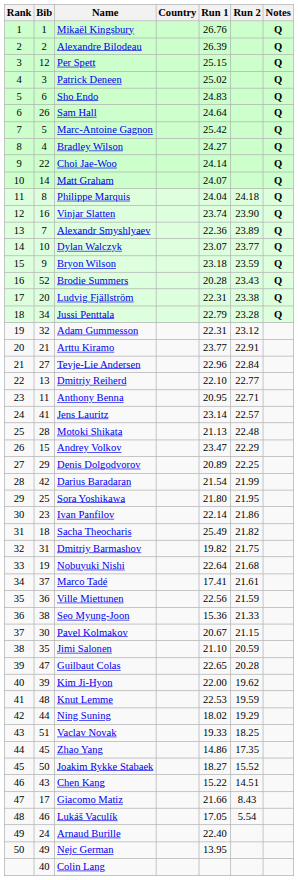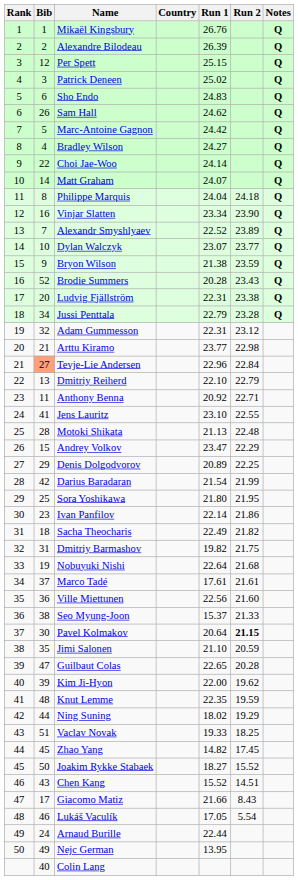(215, 113) 24.64 -> (215, 113) 24.62
(215, 130) 25.42 -> (215, 130) 24.42
(215, 213) 23.74 -> (215, 213) 23.34
(215, 230) 22.36 -> (215, 230) 22.52
(215, 264) 23.18 -> (215, 264) 21.38
(247, 347) 22.91 -> (247, 347) 22.98
(44, 364) no background -> (44, 364) lightsalmon background
(247, 381) 22.77 -> (247, 381) 22.79
(215, 398) 20.95 -> (215, 398) 20.92
(215, 414) 23.14 -> (215, 414) 23.10
(247, 414) 22.57 -> (247, 414) 22.55
(215, 532) 25.49 -> (215, 532) 22.49
(215, 582) 17.41 -> (215, 582) 17.61
(247, 599) 21.59 -> (247, 599) 21.60
(215, 615) 15.36 -> (215, 615) 15.37
(215, 632) 20.67 -> (215, 632) 20.64
(247, 632) normal -> (247, 632) bold
(215, 699) 22.53 -> (215, 699) 22.35
(215, 749) 14.86 -> (215, 749) 14.82
(247, 749) 17.35 -> (247, 749) 17.45
(215, 783) 15.22 -> (215, 783) 15.52
(215, 833) 22.40 -> (215, 833) 22.44
